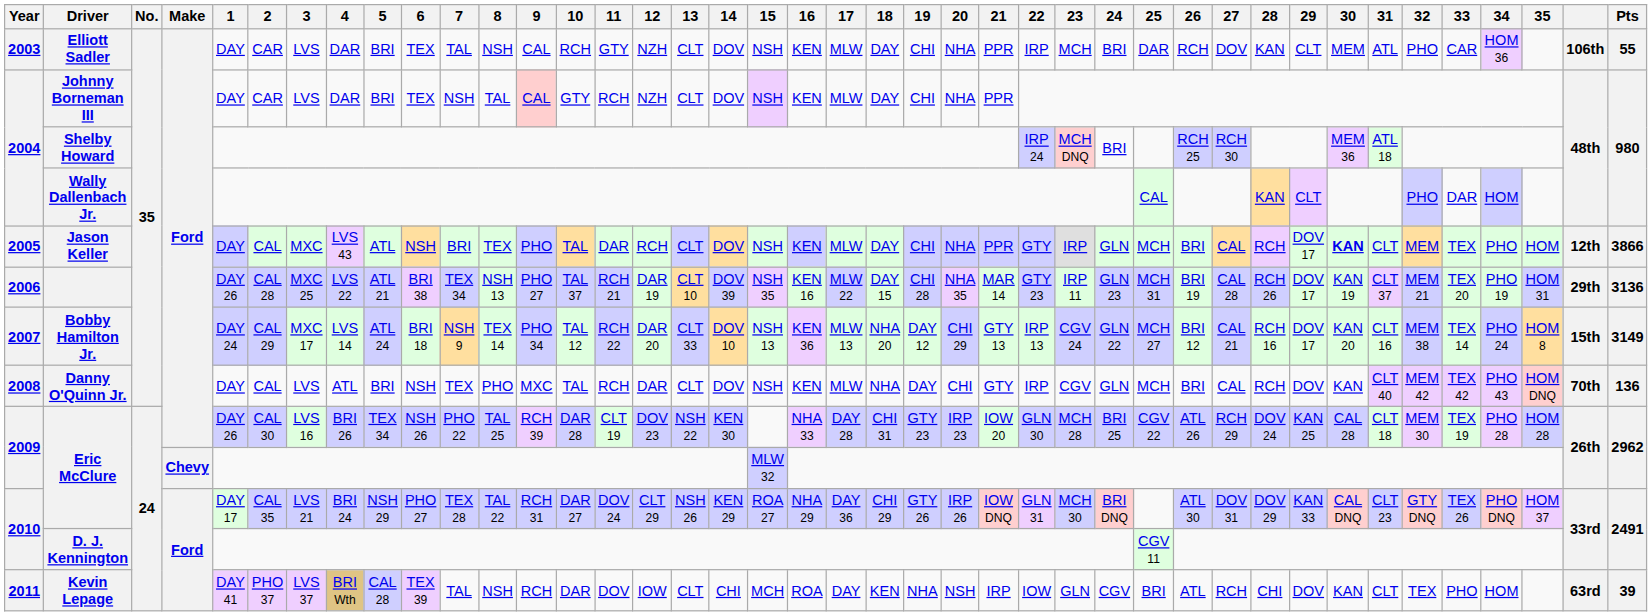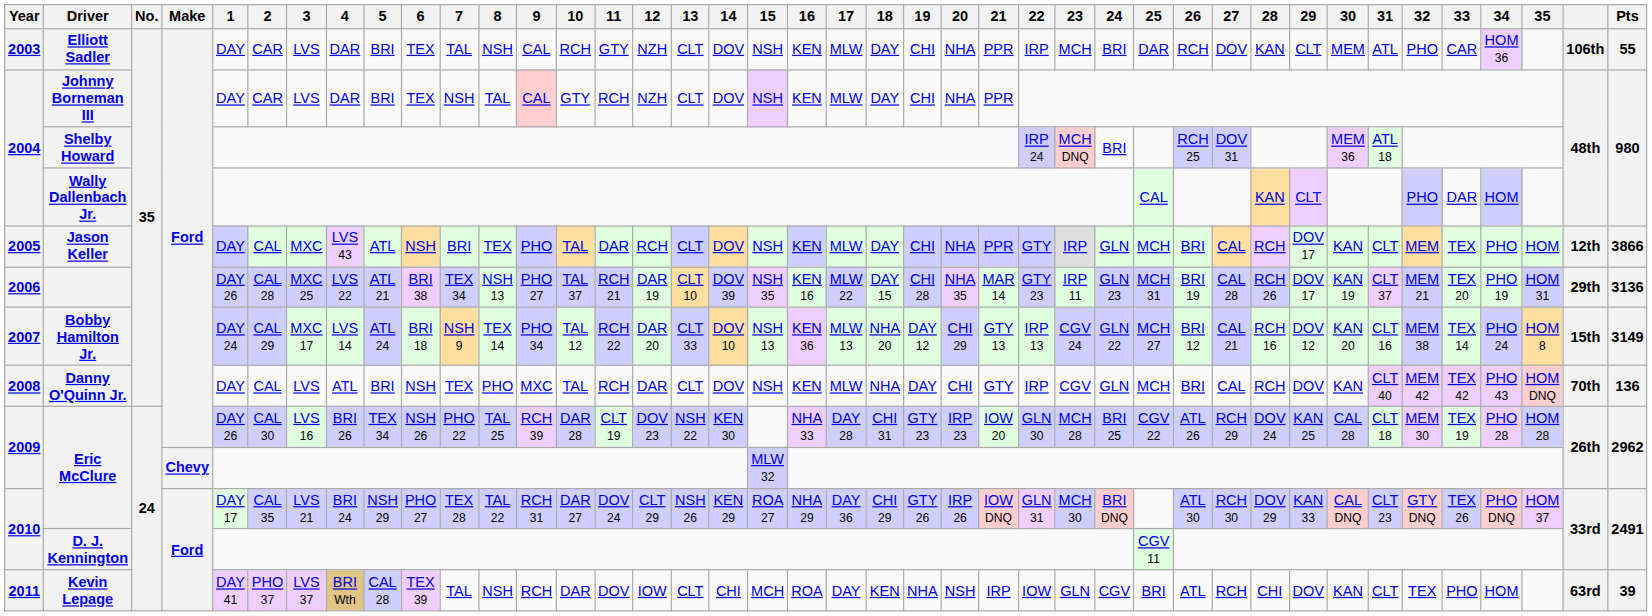(1231, 147) RCH 30 -> (1231, 147) DOV 31
(1348, 246) bold -> (1348, 246) normal
(1308, 336) DOV 17 -> (1308, 336) DOV 12
(1231, 508) DOV 31 -> (1231, 508) RCH 30
